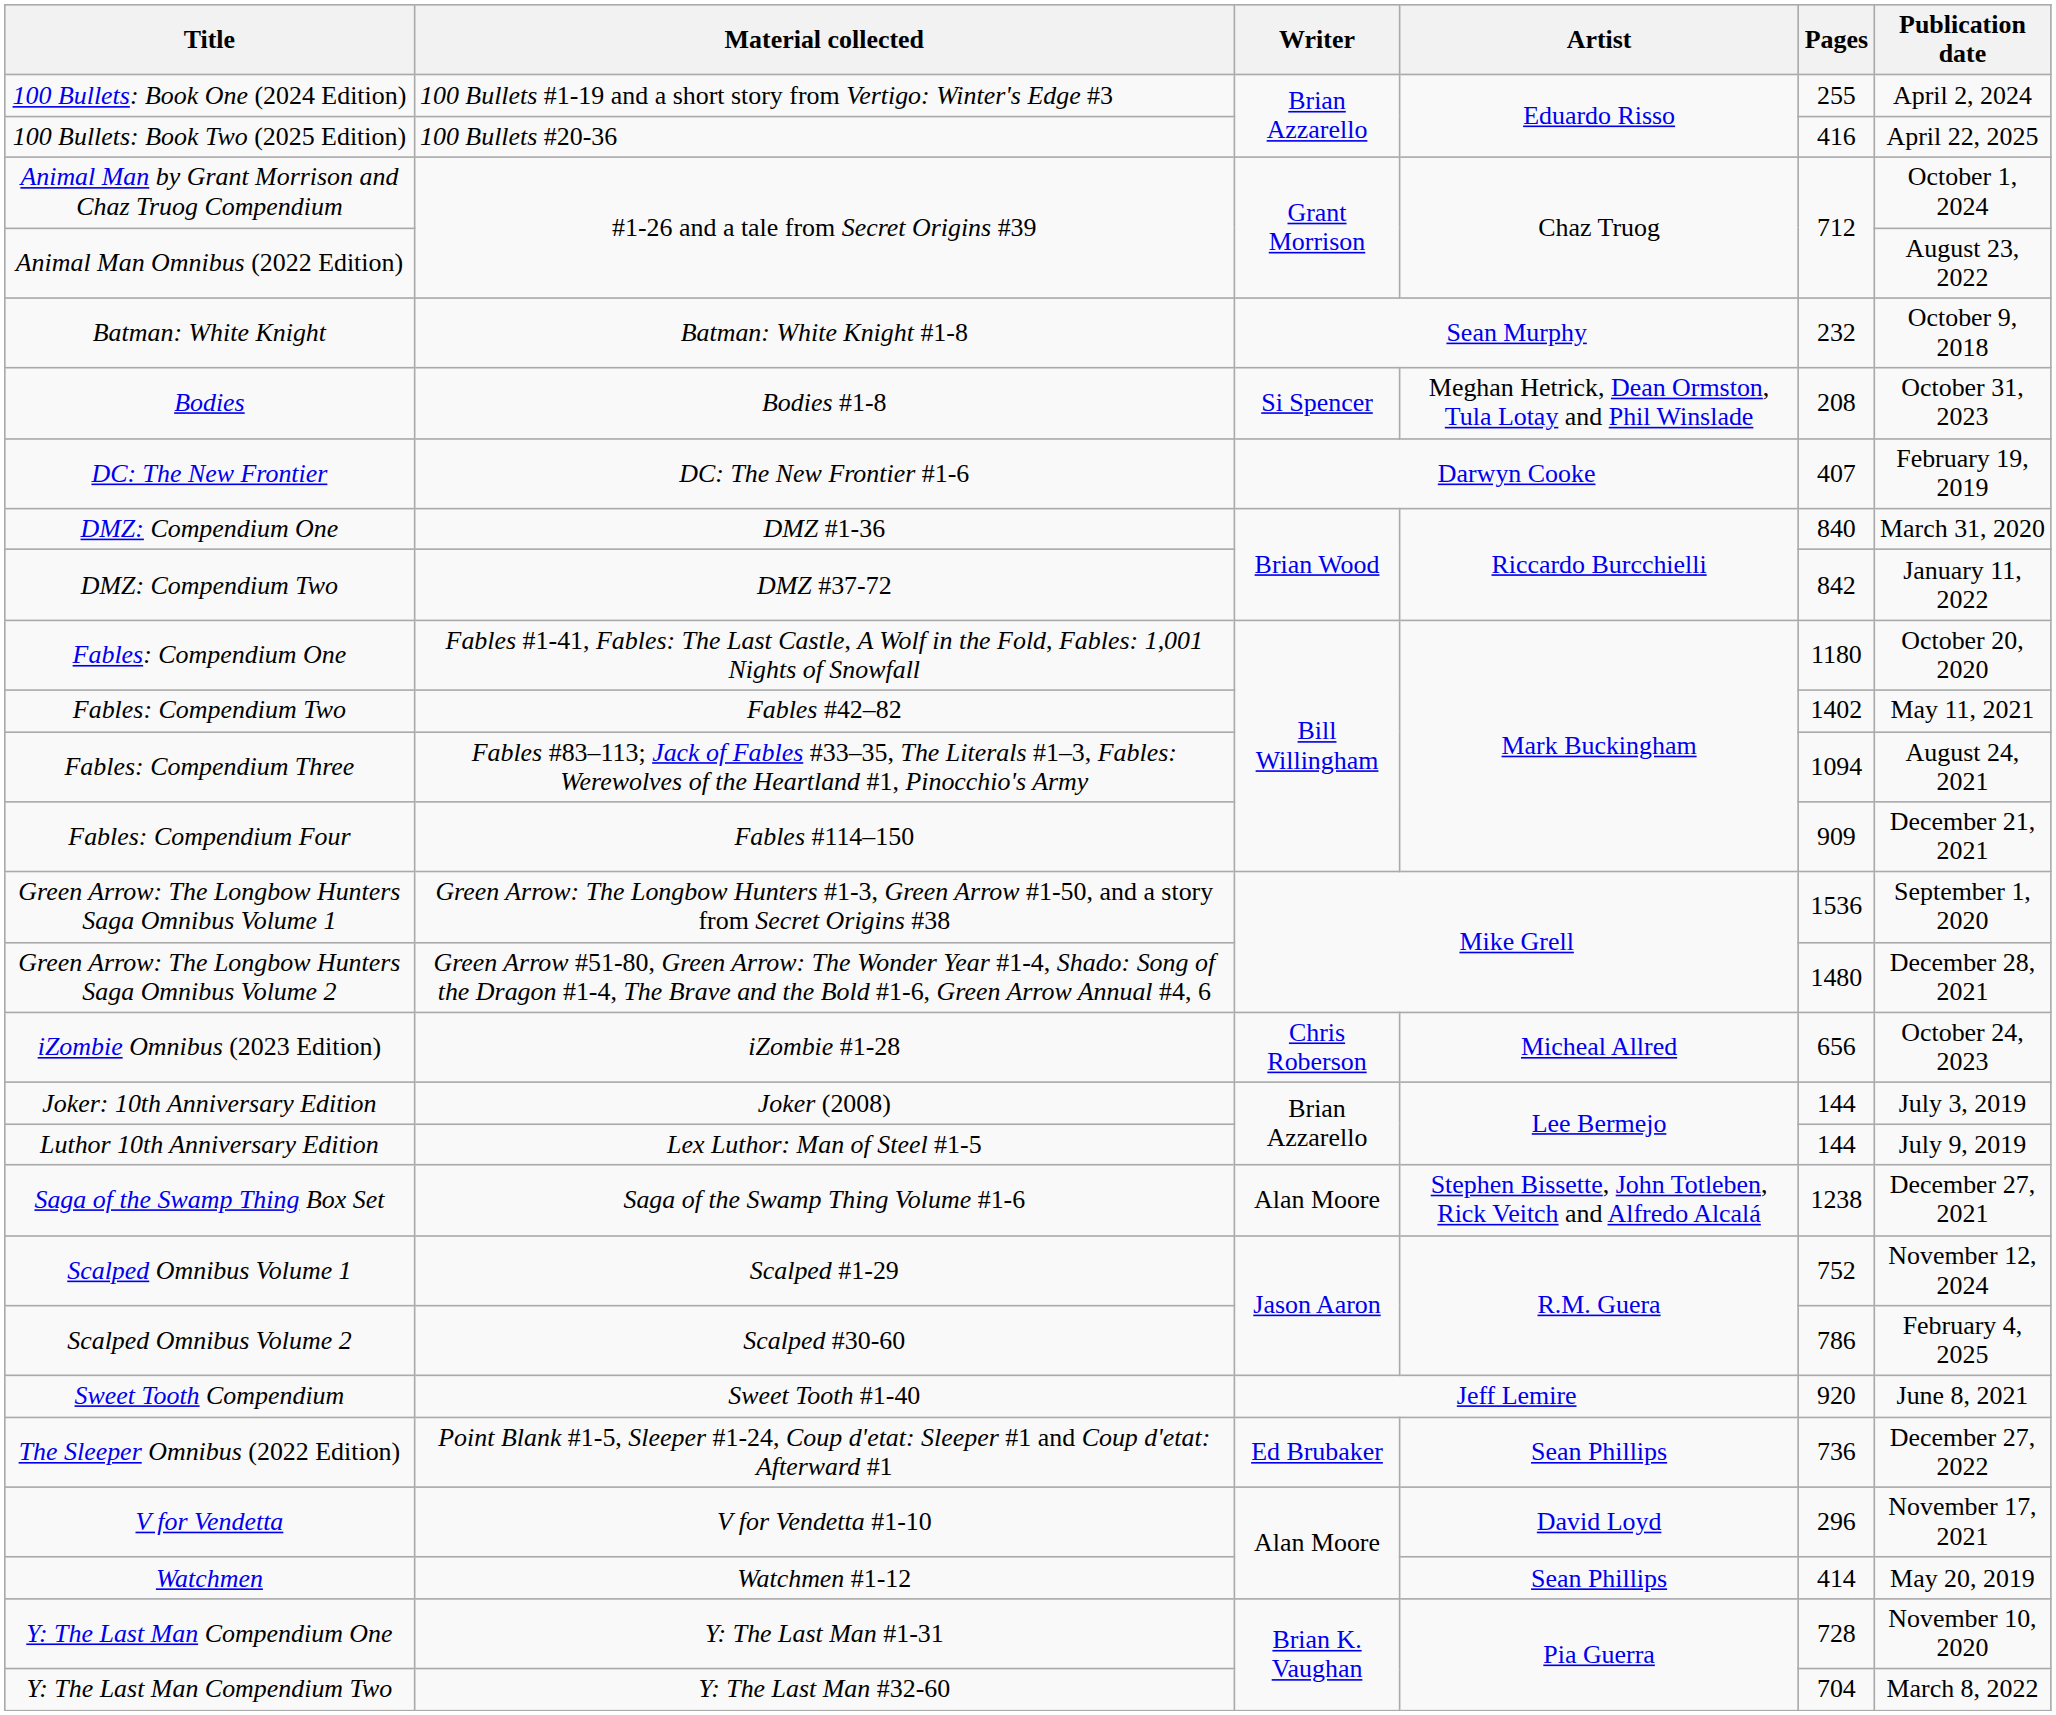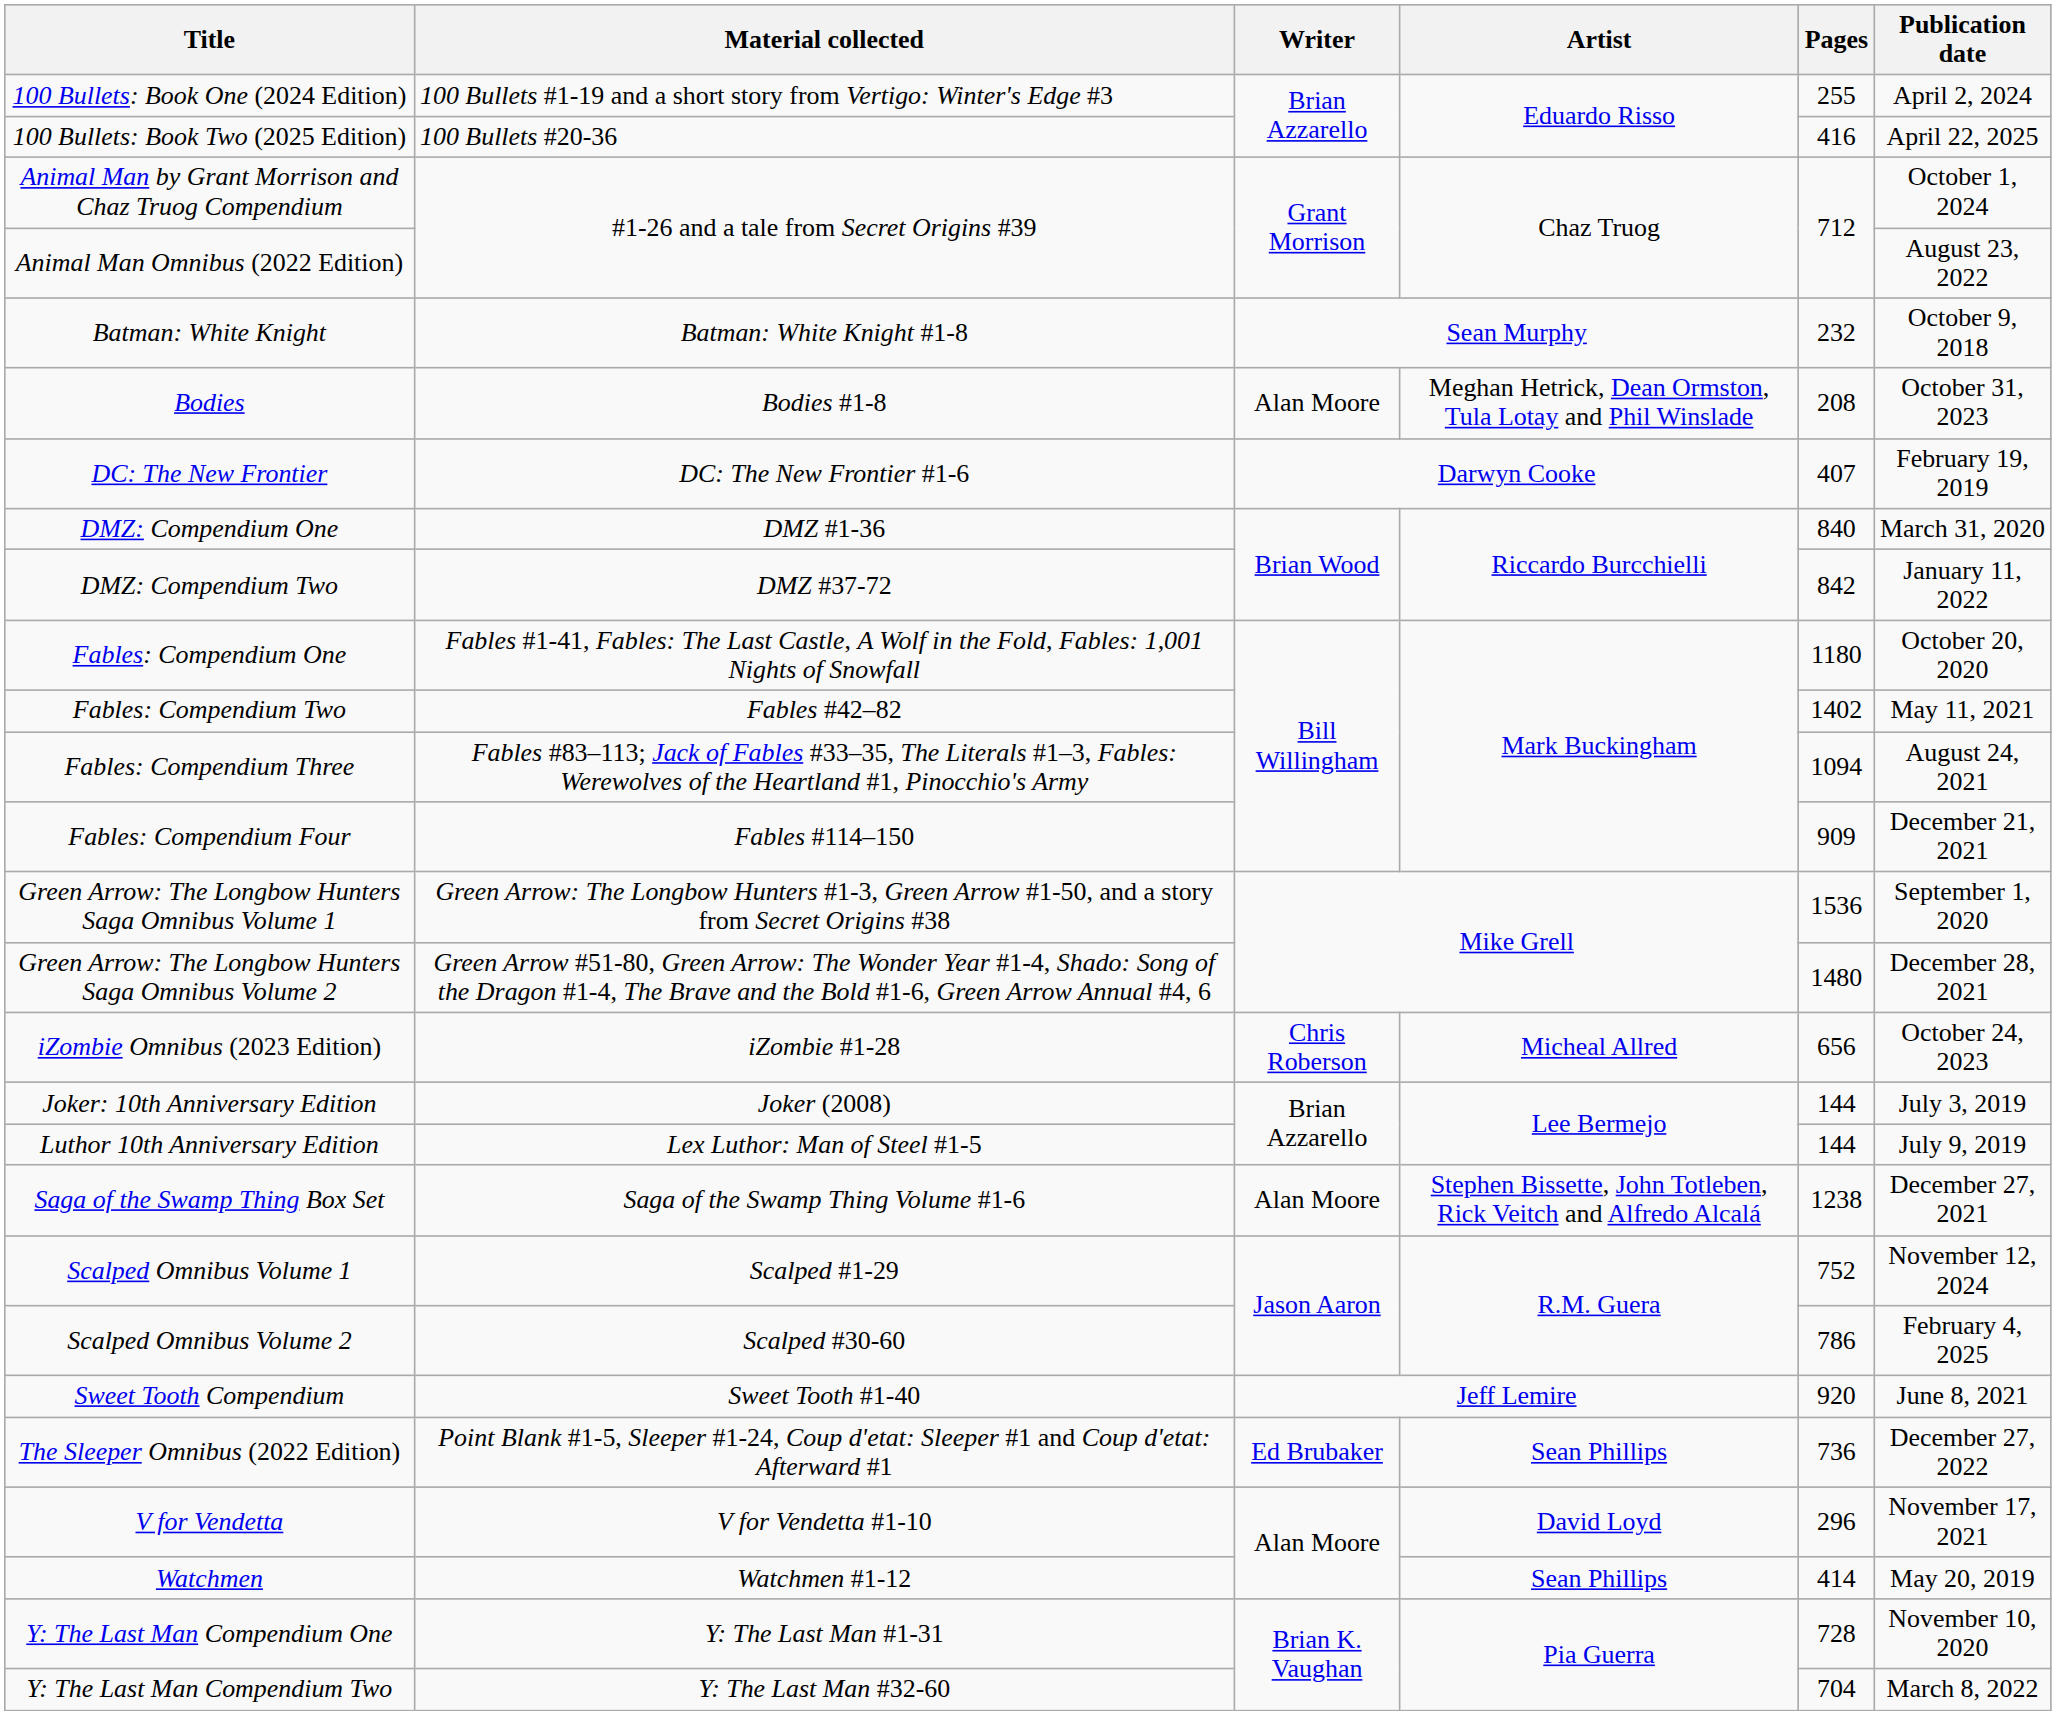(1317, 402) Si Spencer -> (1317, 402) Alan Moore
